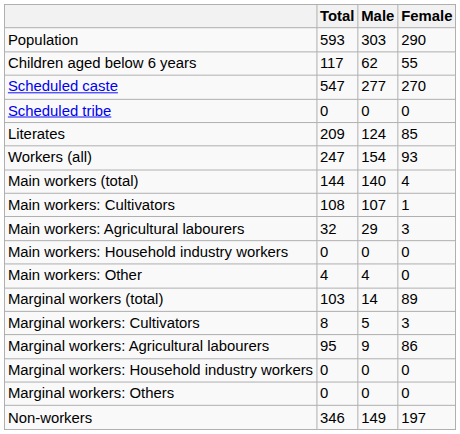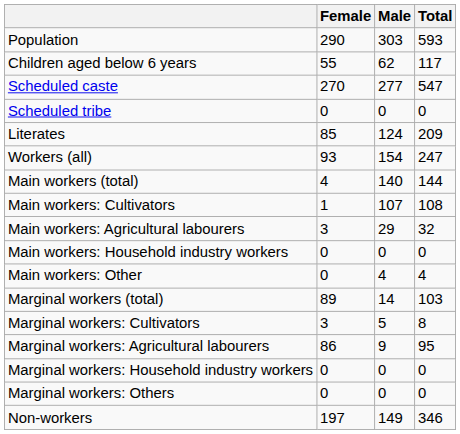columns swapped: (337, 16) <-> (427, 16)
